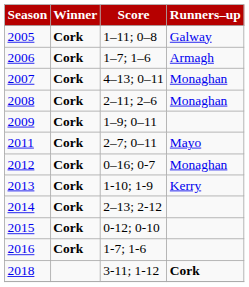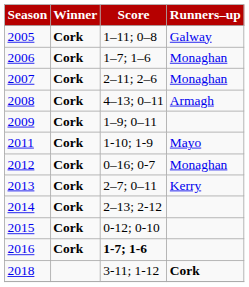(192, 57) Armagh -> (199, 57) Monaghan
(133, 79) 4–13; 0–11 -> (130, 79) 2–11; 2–6
(130, 100) 2–11; 2–6 -> (133, 100) 4–13; 0–11
(199, 100) Monaghan -> (192, 100) Armagh
(130, 143) 2–7; 0–11 -> (128, 143) 1-10; 1-9
(128, 185) 1-10; 1-9 -> (130, 185) 2–7; 0–11
(125, 249) normal -> (125, 249) bold
